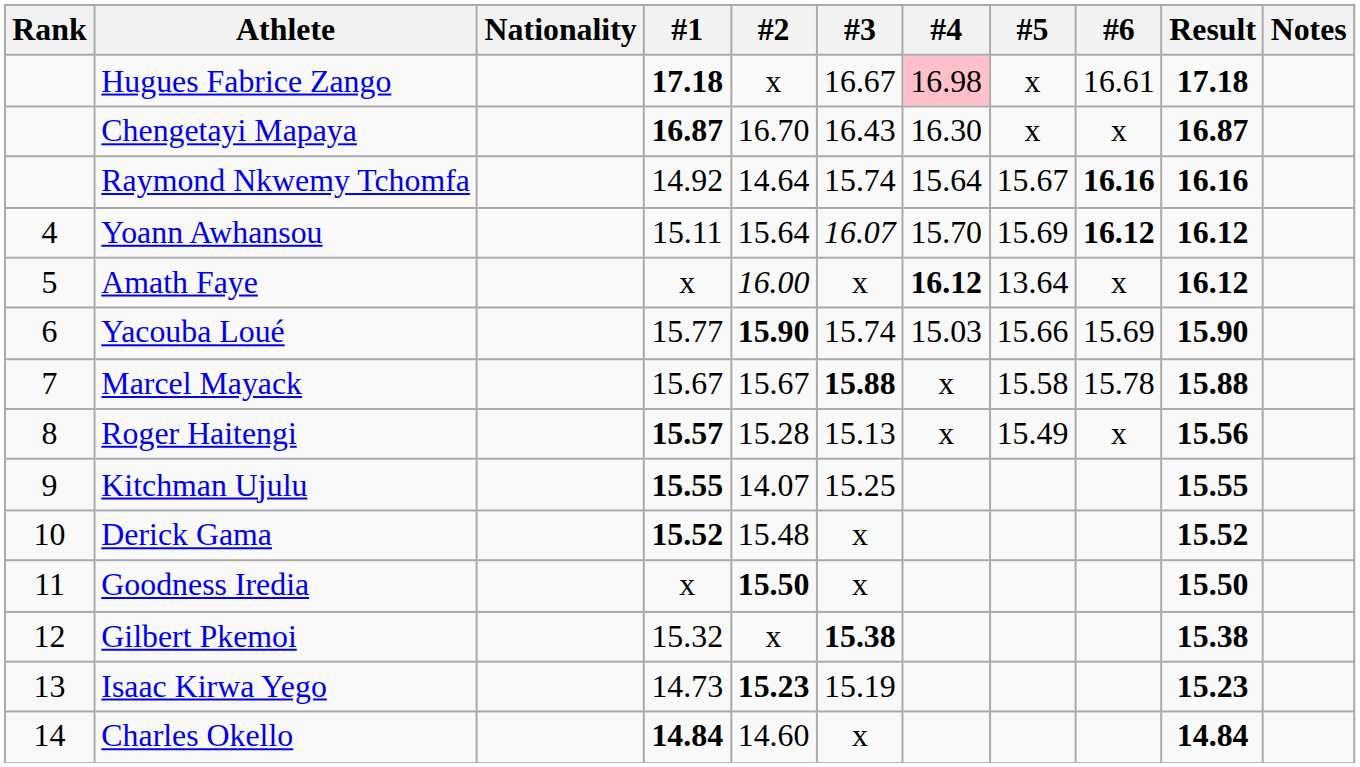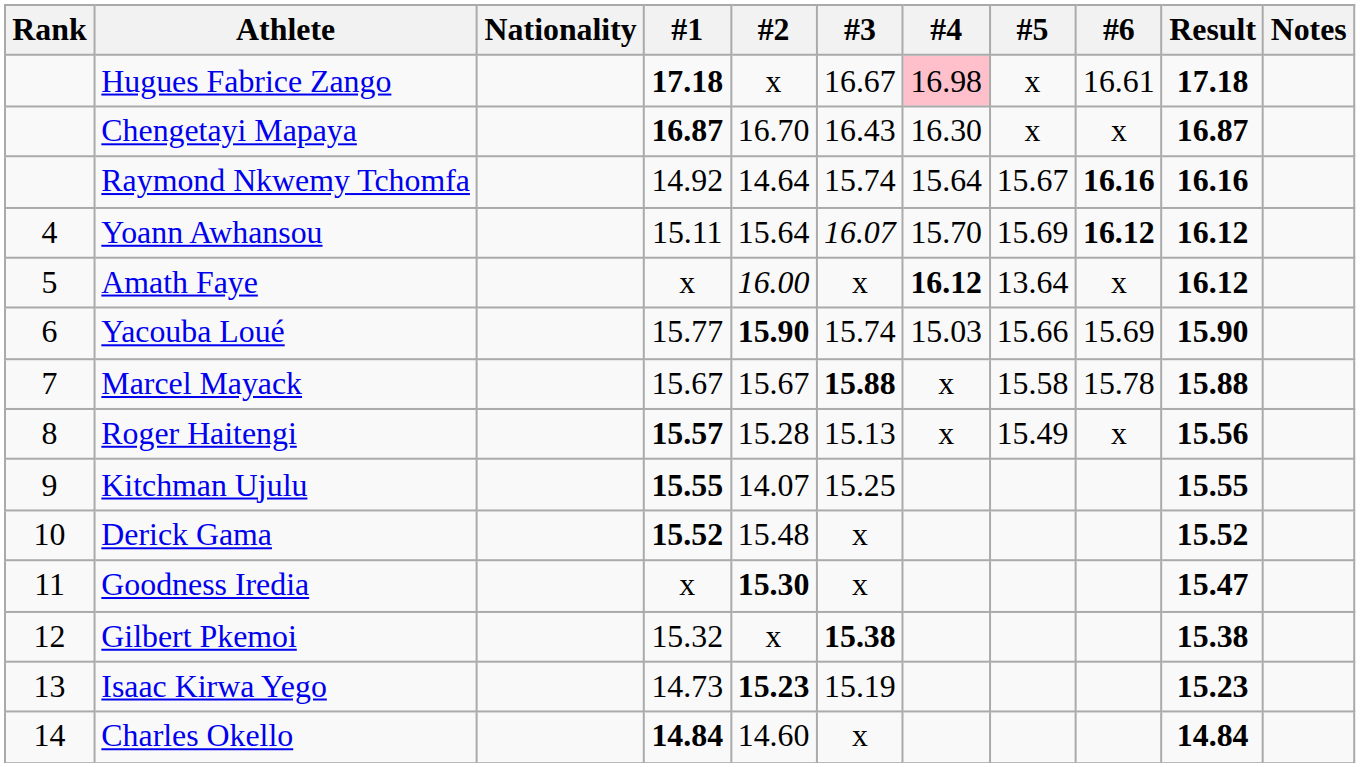(774, 585) 15.50 -> (774, 585) 15.30
(1213, 585) 15.50 -> (1213, 585) 15.47
